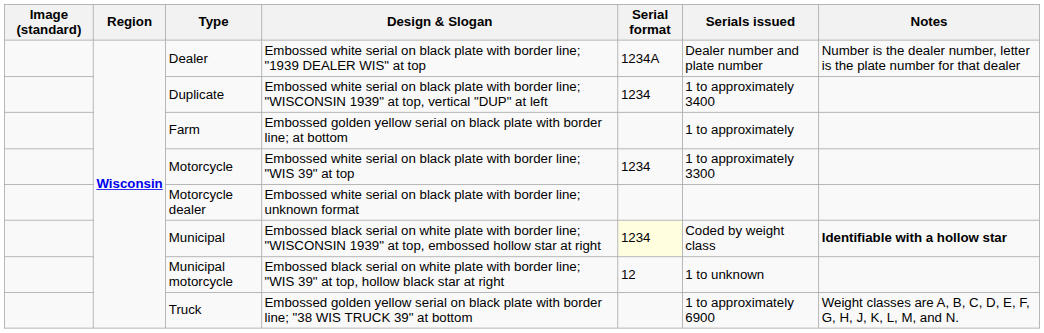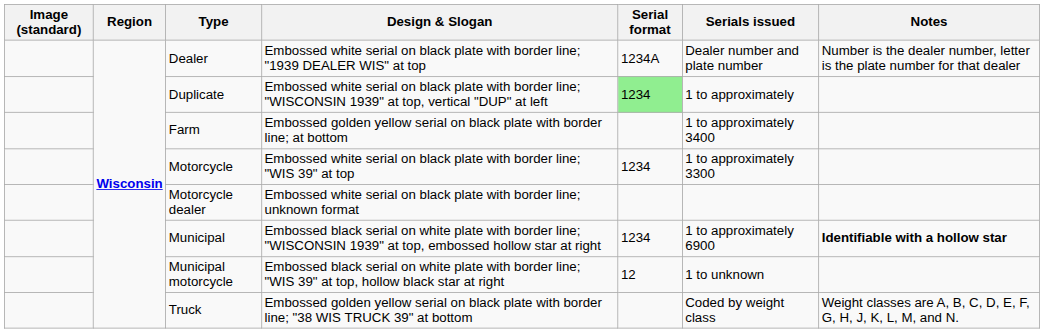(636, 94) no background -> (636, 94) lightgreen background
(740, 94) 1 to approximately 3400 -> (740, 94) 1 to approximately
(740, 130) 1 to approximately -> (740, 130) 1 to approximately 3400
(636, 238) lightyellow background -> (636, 238) no background
(735, 238) Coded by weight class -> (740, 238) 1 to approximately 6900
(740, 310) 1 to approximately 6900 -> (735, 310) Coded by weight class
